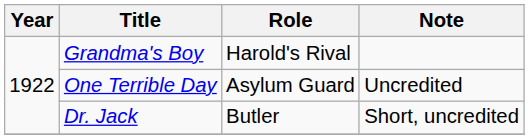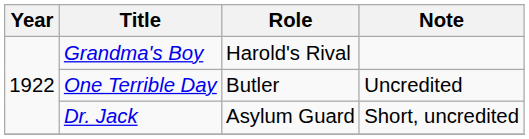(290, 85) Asylum Guard -> (253, 85) Butler
(253, 117) Butler -> (290, 117) Asylum Guard
